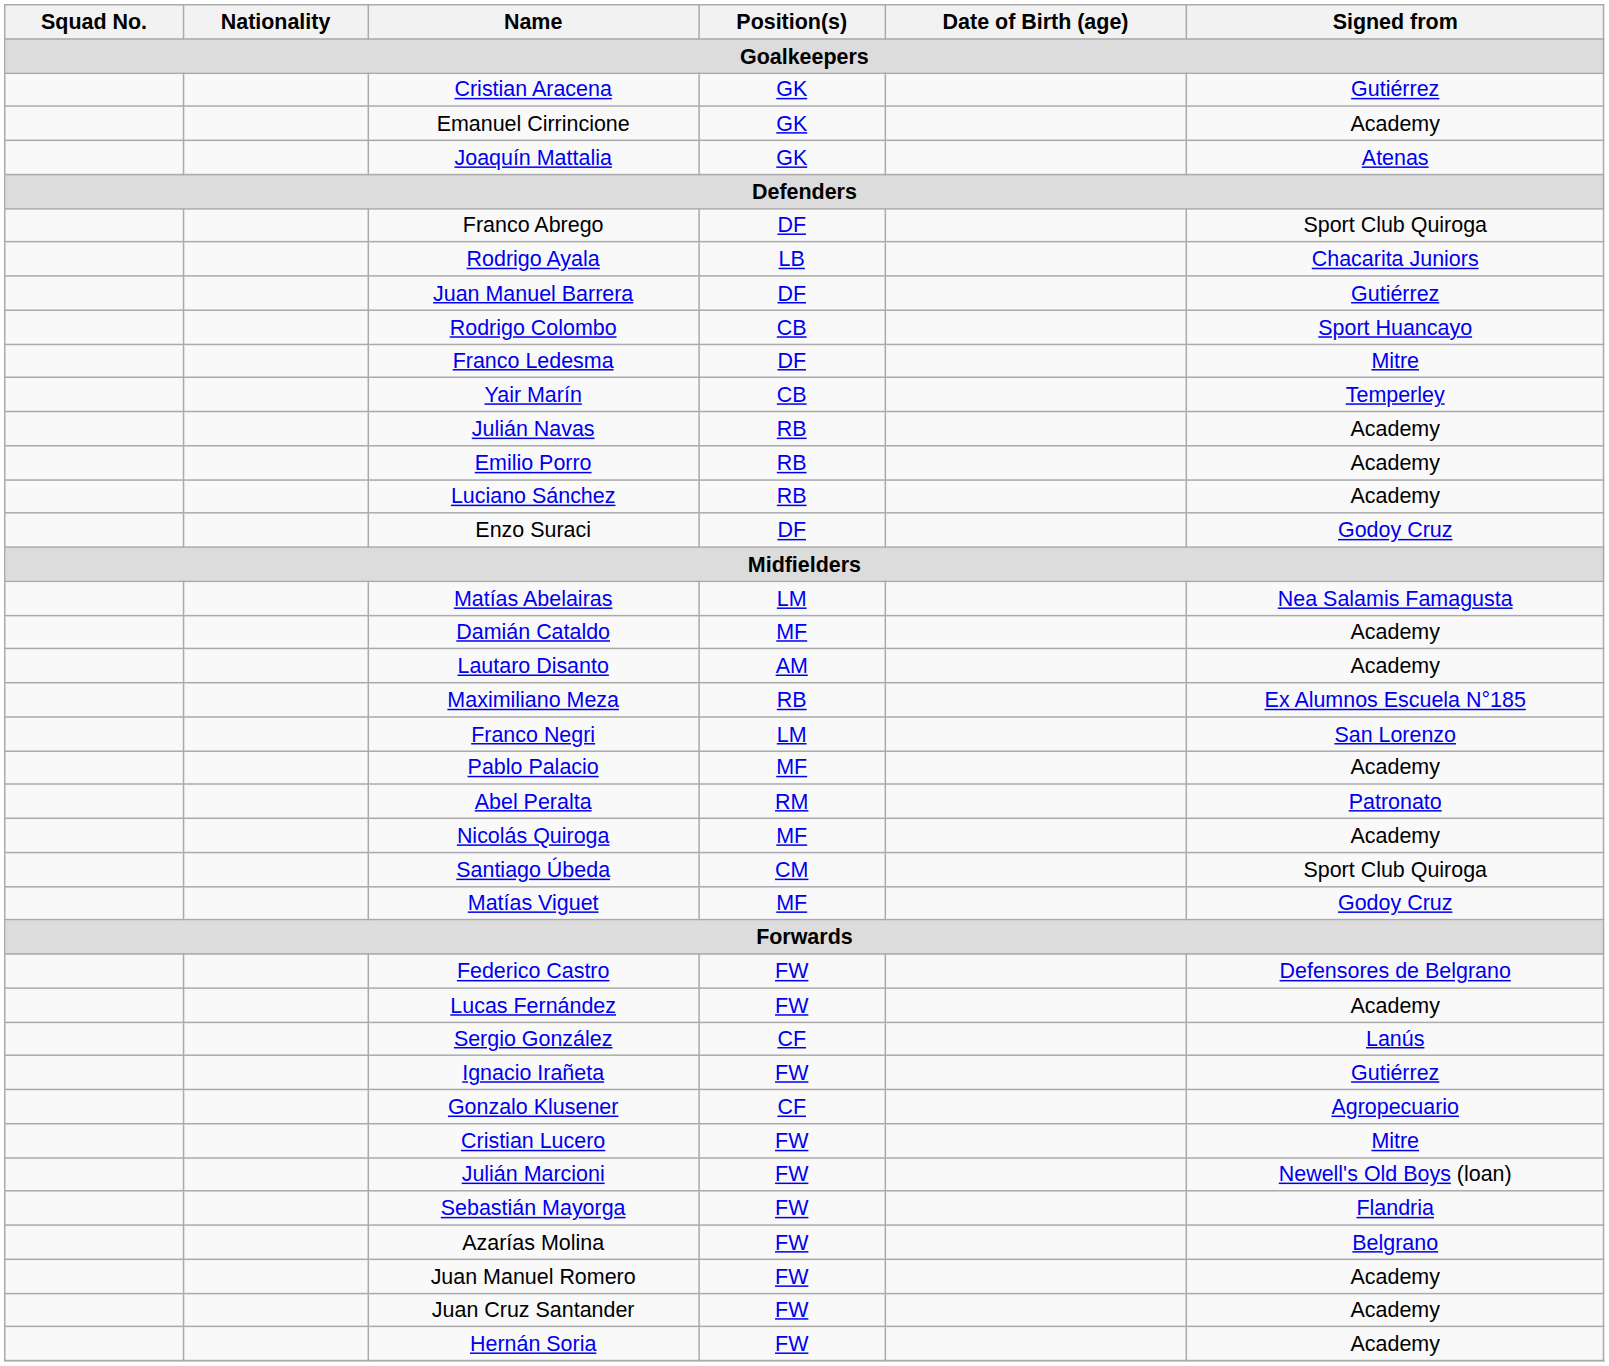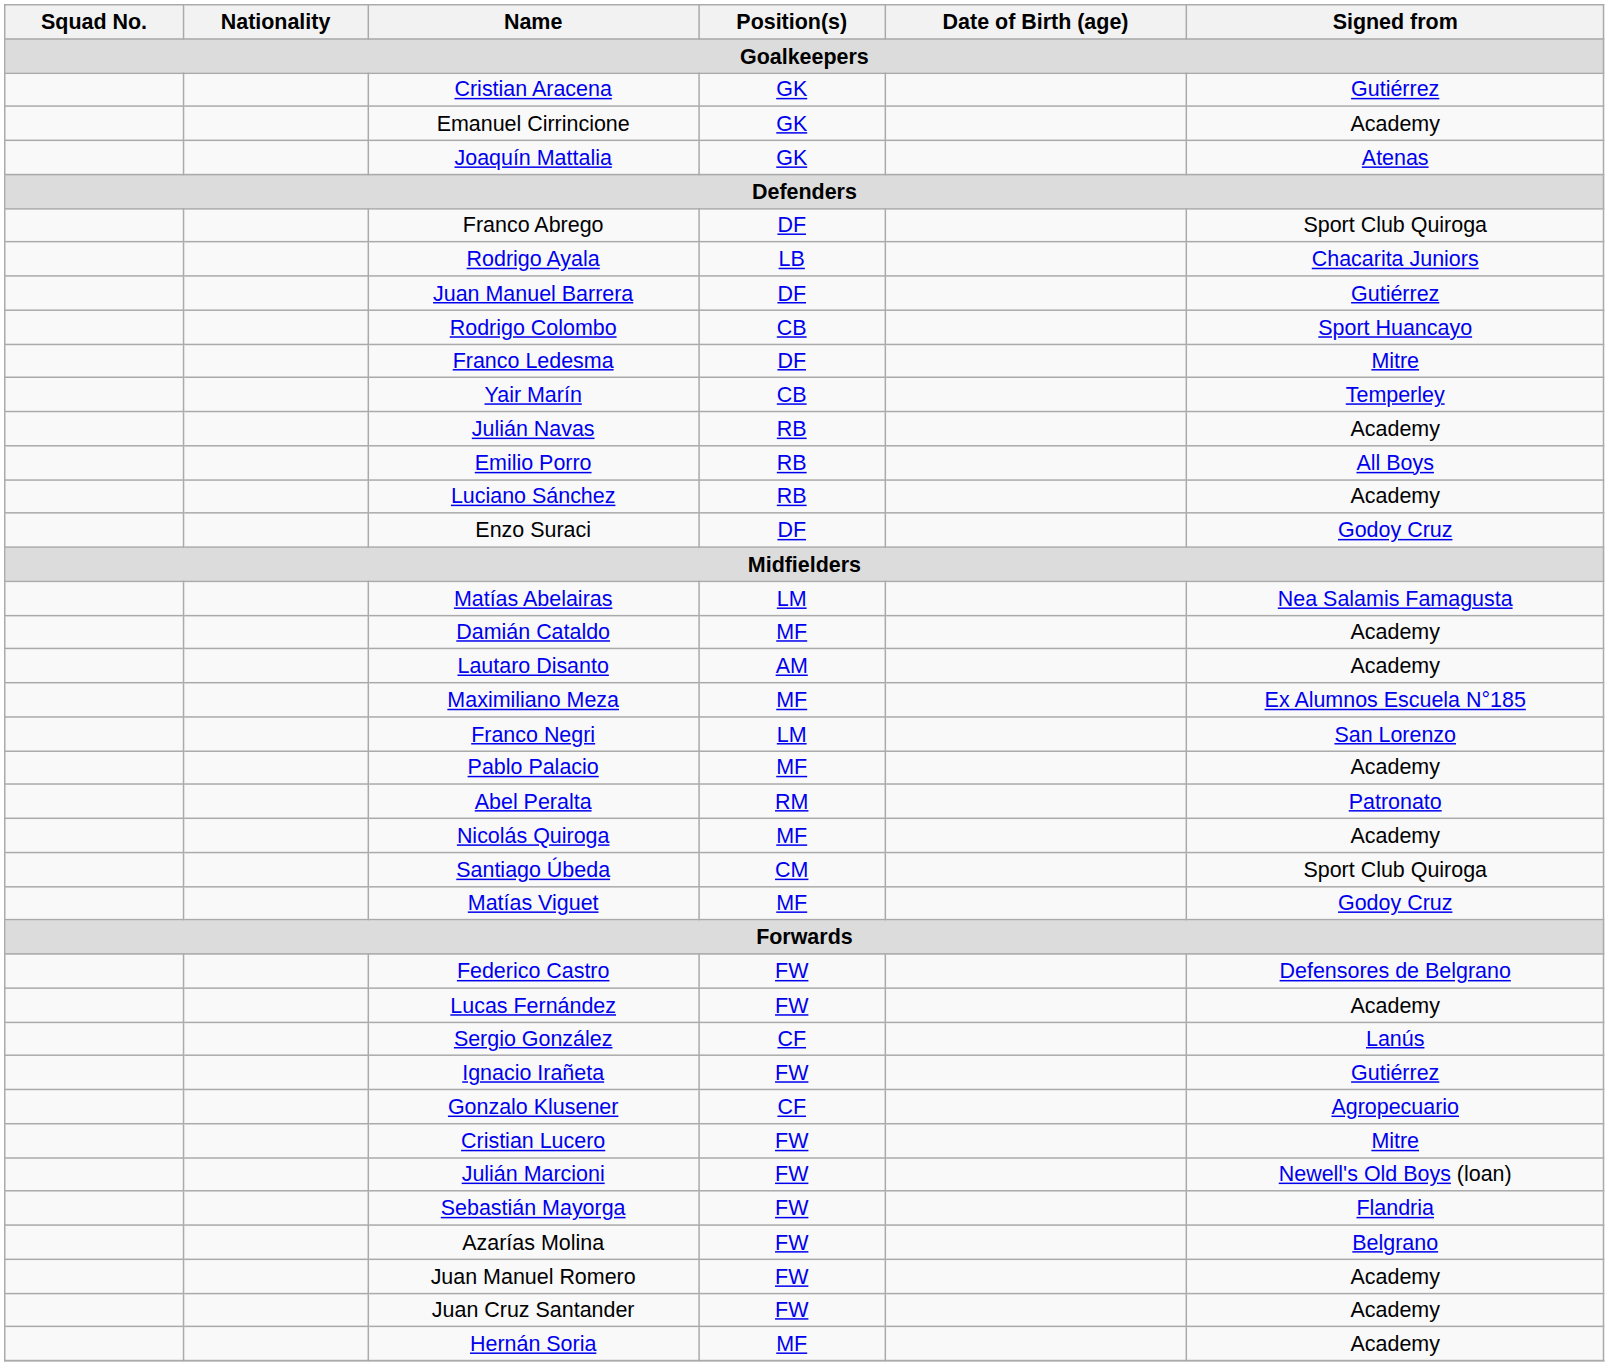(1395, 463) Academy -> (1395, 463) All Boys
(792, 700) RB -> (792, 700) MF
(792, 1344) FW -> (792, 1344) MF
